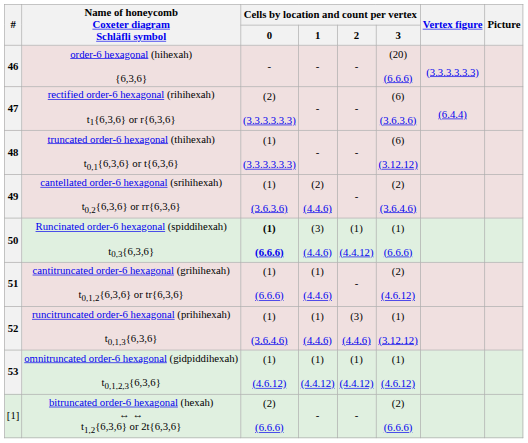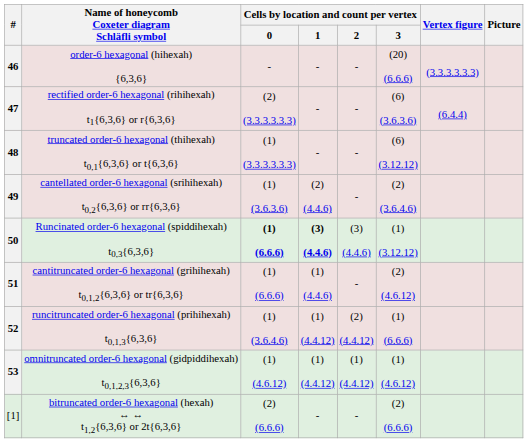(318, 240) normal -> (318, 240) bold
(357, 240) (1) (4.4.12) -> (357, 240) (3) (4.4.6)
(398, 240) (1) (6.6.6) -> (398, 240) (1) (3.12.12)
(318, 328) (1) (4.4.6) -> (318, 328) (1) (4.4.12)
(357, 328) (3) (4.4.6) -> (357, 328) (2) (4.4.12)
(398, 328) (1) (3.12.12) -> (398, 328) (1) (6.6.6)
